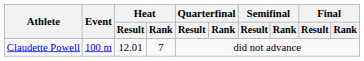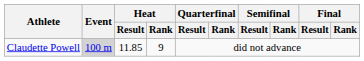(98, 47) no background -> (98, 47) lightgrey background
(130, 47) 12.01 -> (130, 47) 11.85
(161, 47) 7 -> (161, 47) 9
